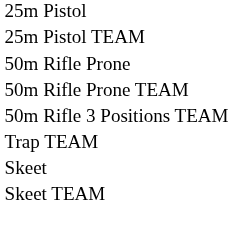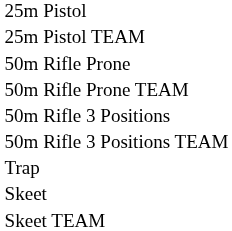+ row: (87, 115)
+ row: (22, 168)
- row: (51, 142)
